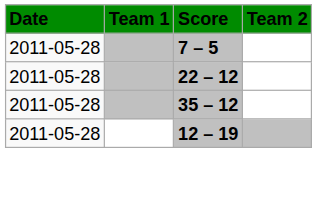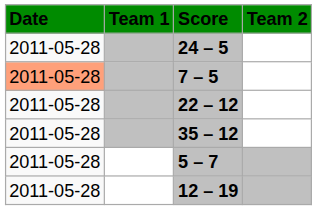+ row: (203, 48)
(55, 48) no background -> (55, 76) lightsalmon background
+ row: (198, 162)
